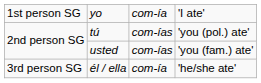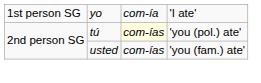(152, 31) no background -> (144, 31) lightyellow background
- row: (108, 68)
